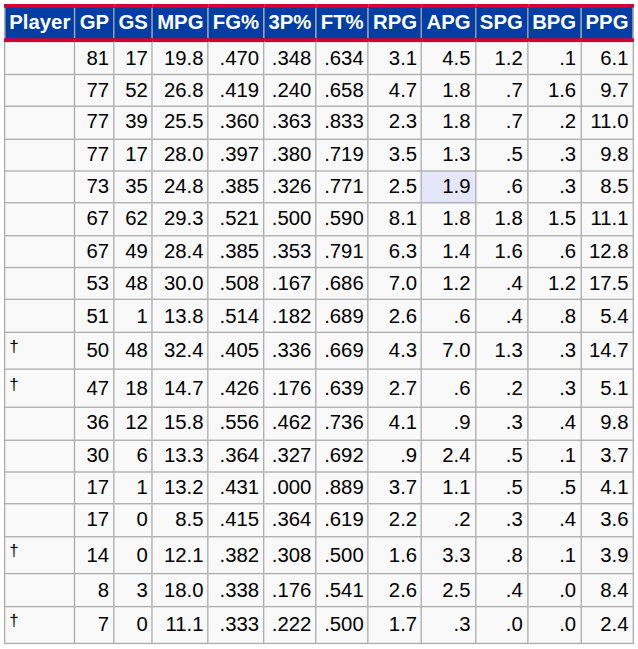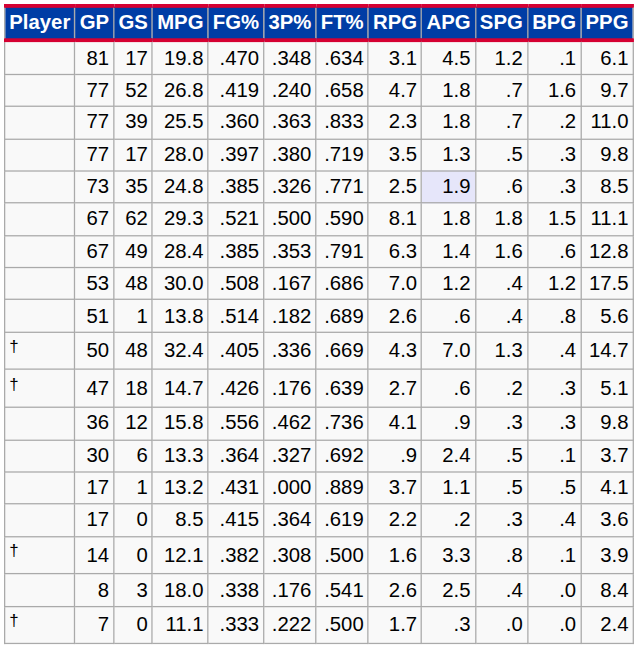(614, 315) 5.4 -> (614, 315) 5.6
(568, 350) .3 -> (568, 350) .4
(568, 423) .4 -> (568, 423) .3
